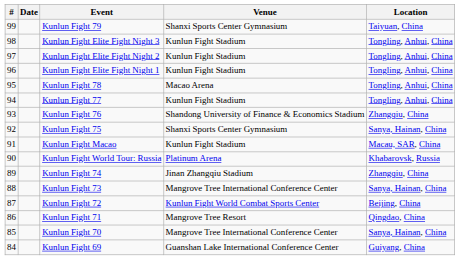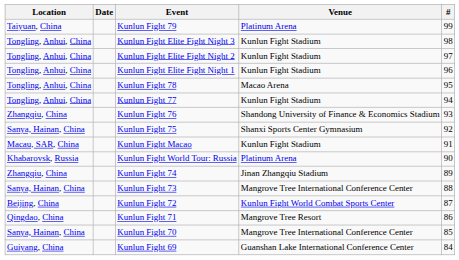columns swapped: (11, 12) <-> (411, 12)
(226, 26) Shanxi Sports Center Gymnasium -> (269, 26) Platinum Arena
